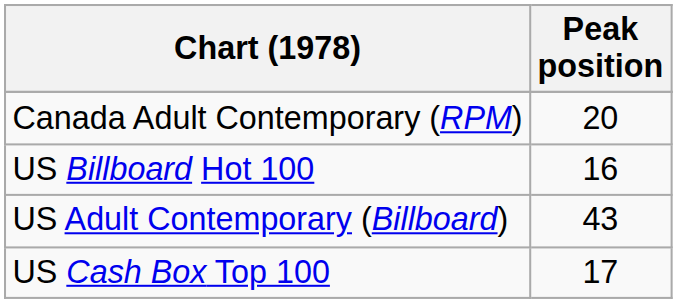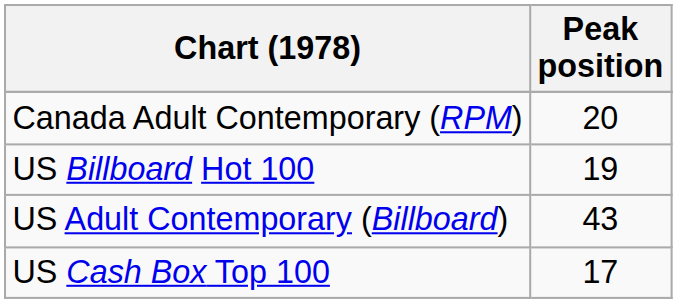(600, 169) 16 -> (600, 169) 19
